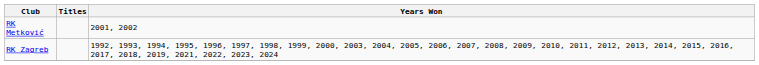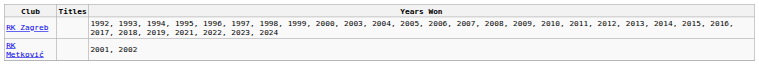rows swapped: (27, 50) <-> (25, 28)
